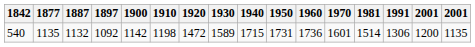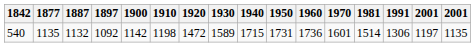(427, 32) 1200 -> (427, 32) 1197
